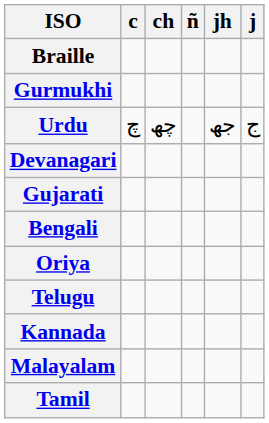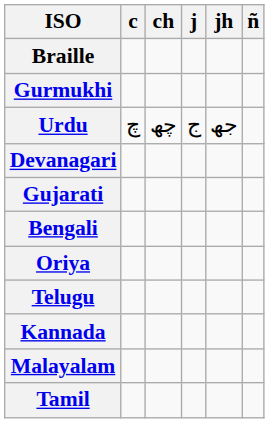columns swapped: (252, 21) <-> (193, 21)
